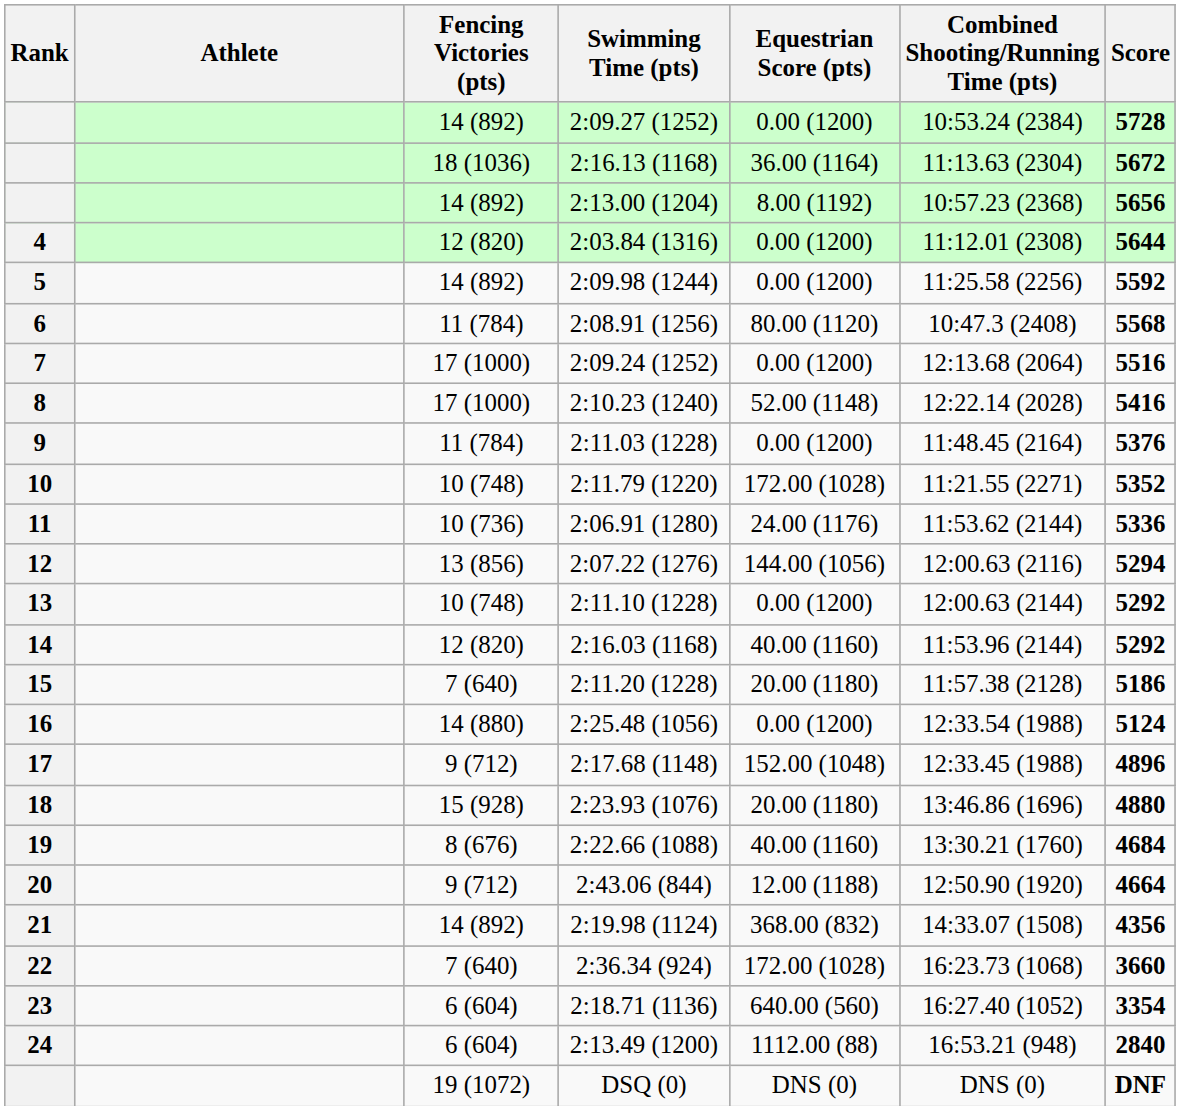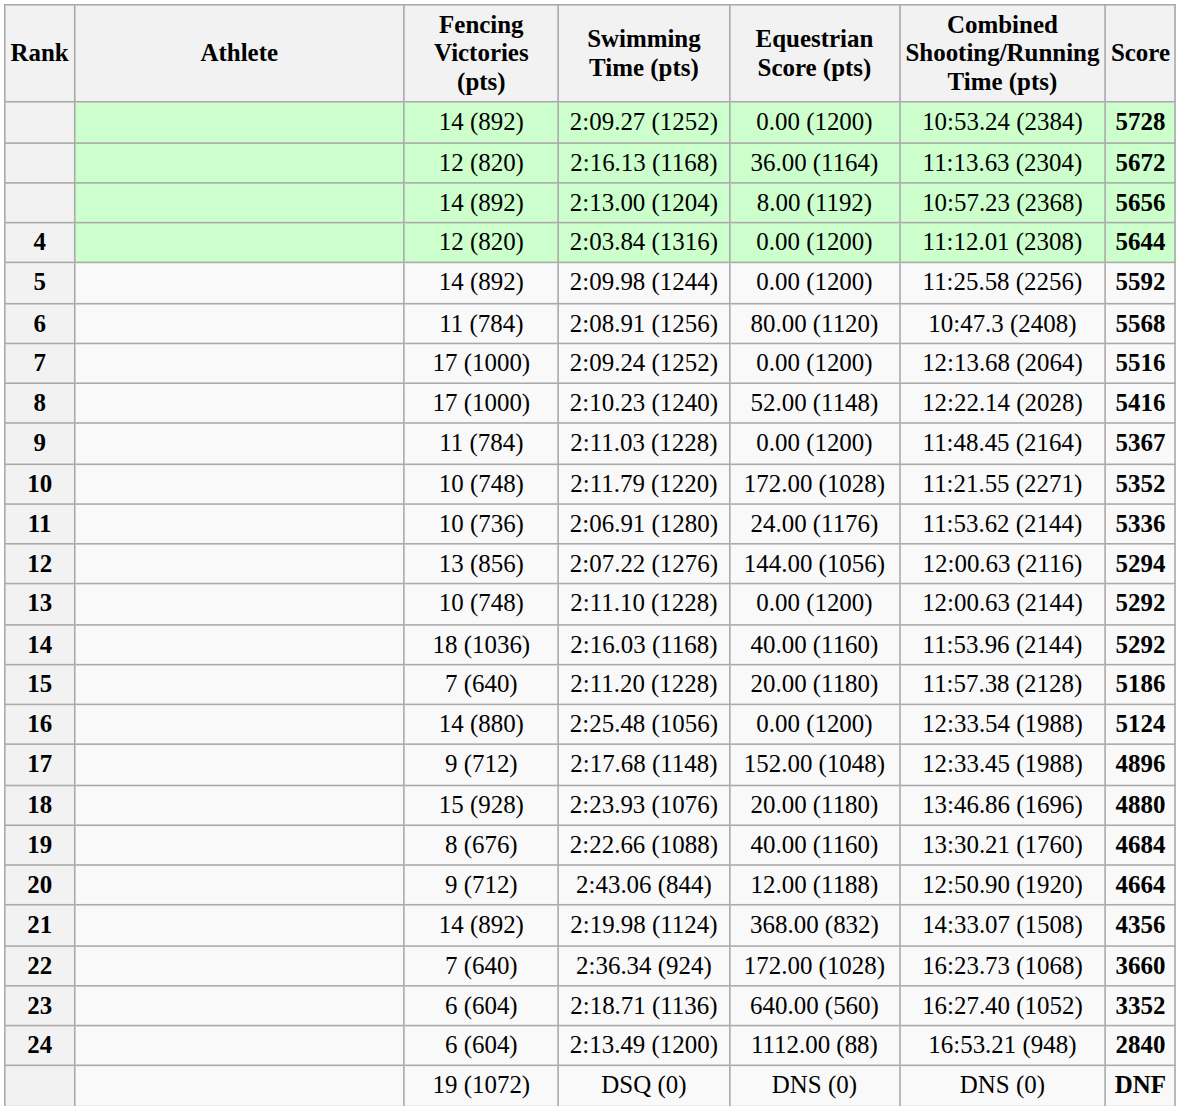(481, 161) 18 (1036) -> (481, 161) 12 (820)
(1140, 442) 5376 -> (1140, 442) 5367
(481, 643) 12 (820) -> (481, 643) 18 (1036)
(1140, 1004) 3354 -> (1140, 1004) 3352
